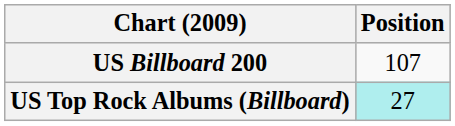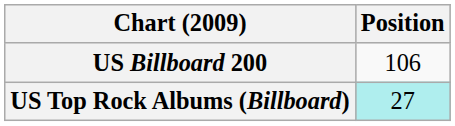(403, 62) 107 -> (403, 62) 106
